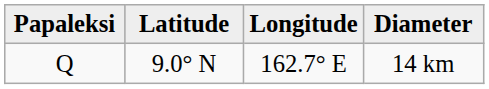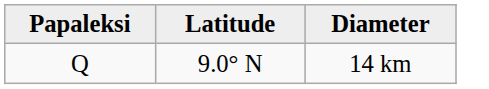- column: (304, 24)
